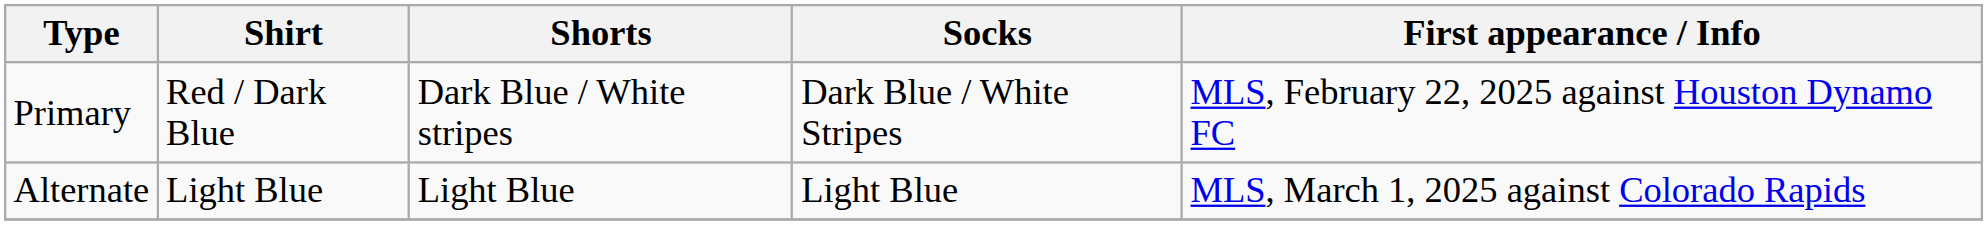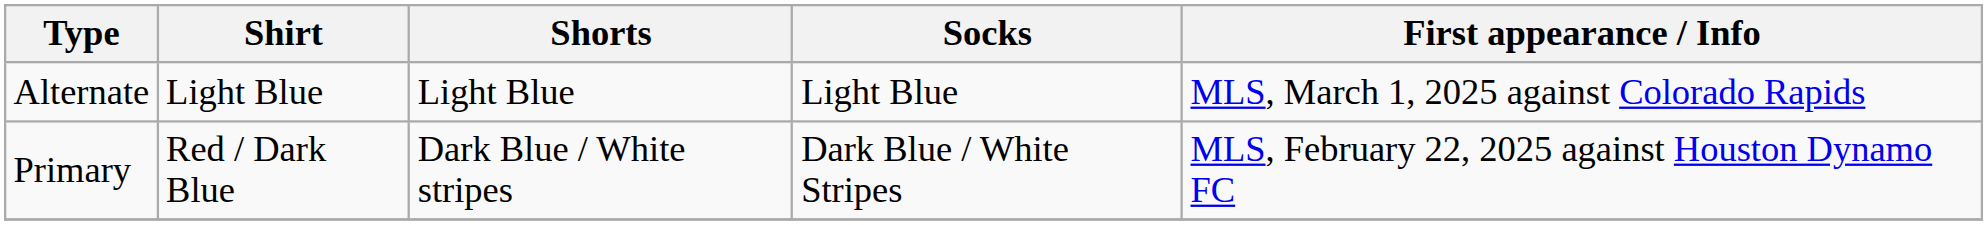rows swapped: (72, 111) <-> (81, 190)
